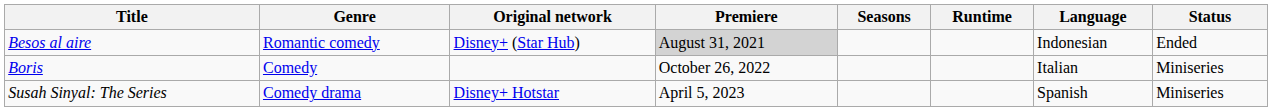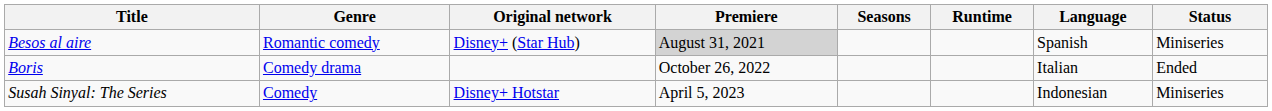(1072, 42) Indonesian -> (1062, 42) Spanish
(1177, 42) Ended -> (1190, 42) Miniseries
(290, 67) Comedy -> (312, 67) Comedy drama
(1190, 67) Miniseries -> (1177, 67) Ended
(312, 93) Comedy drama -> (290, 93) Comedy
(1062, 93) Spanish -> (1072, 93) Indonesian
